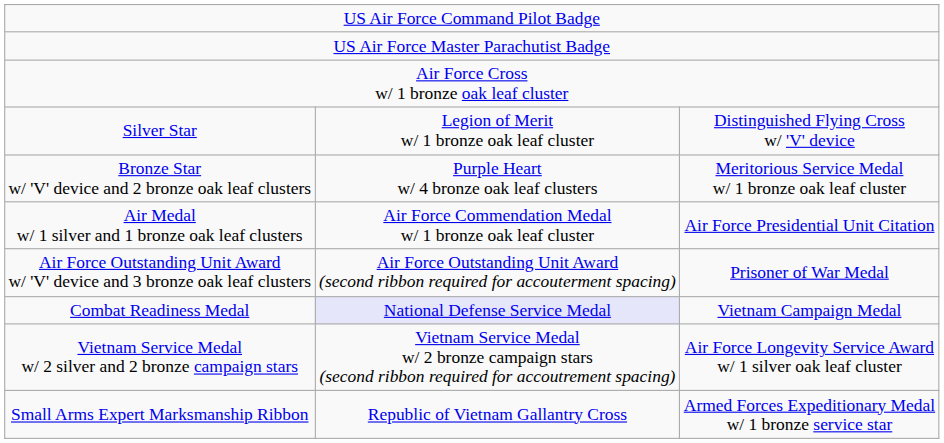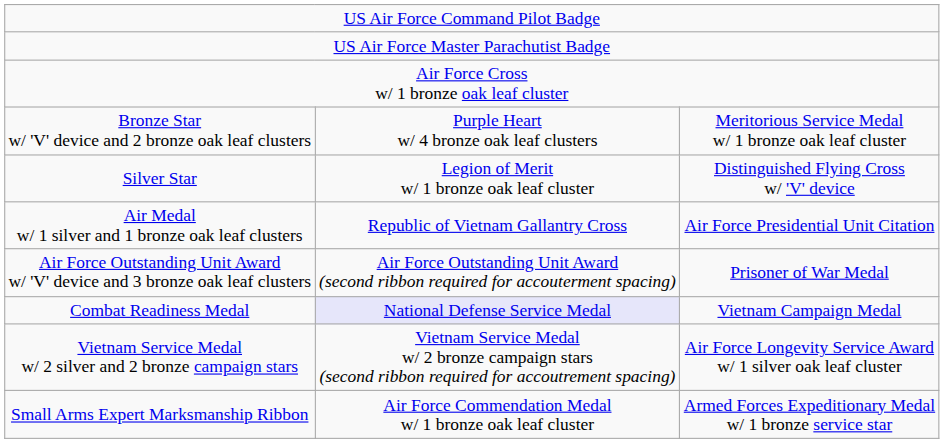rows swapped: (160, 130) <-> (160, 178)
(497, 225) Air Force Commendation Medal w/ 1 bronze oak leaf cluster -> (497, 225) Republic of Vietnam Gallantry Cross
(497, 414) Republic of Vietnam Gallantry Cross -> (497, 414) Air Force Commendation Medal w/ 1 bronze oak leaf cluster
